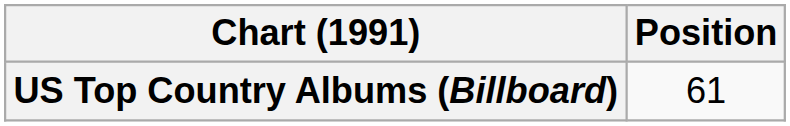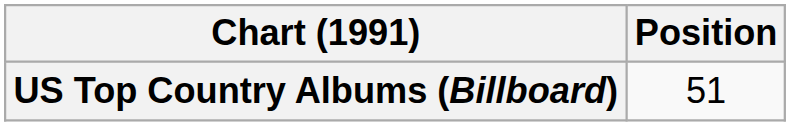(706, 90) 61 -> (706, 90) 51
